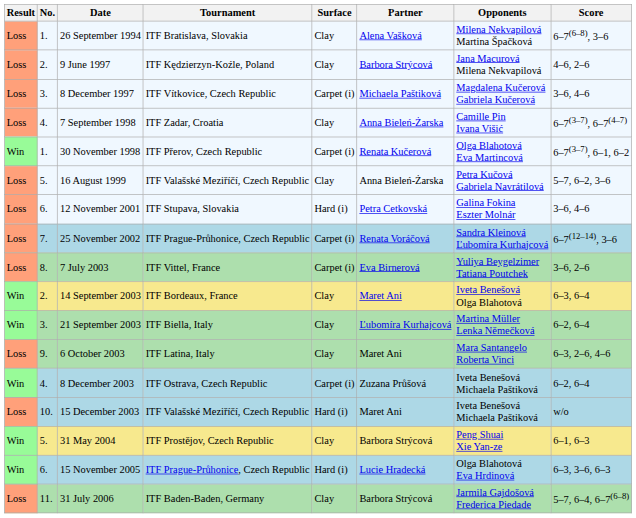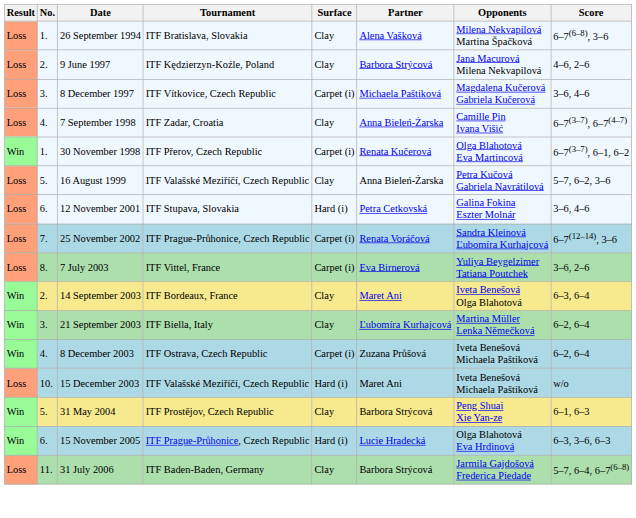- row: (92, 353)
